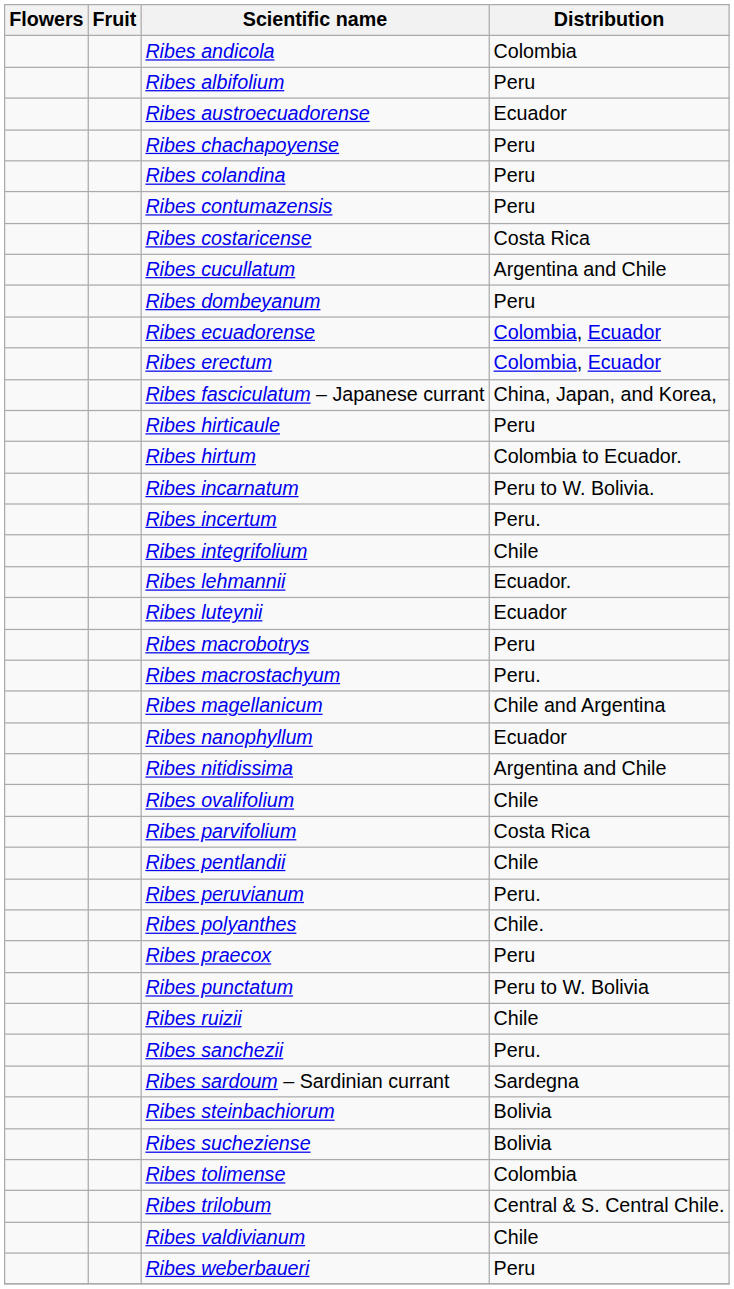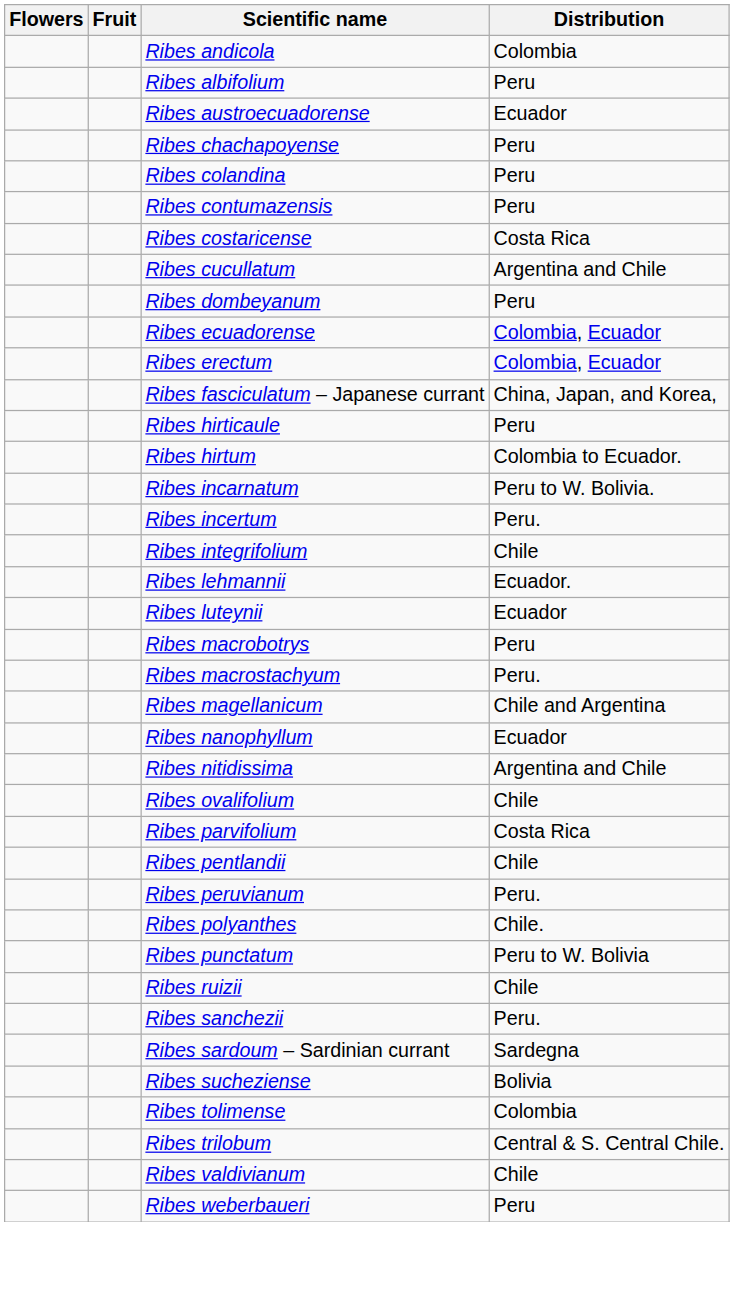- row: (208, 956)
- row: (240, 1112)
